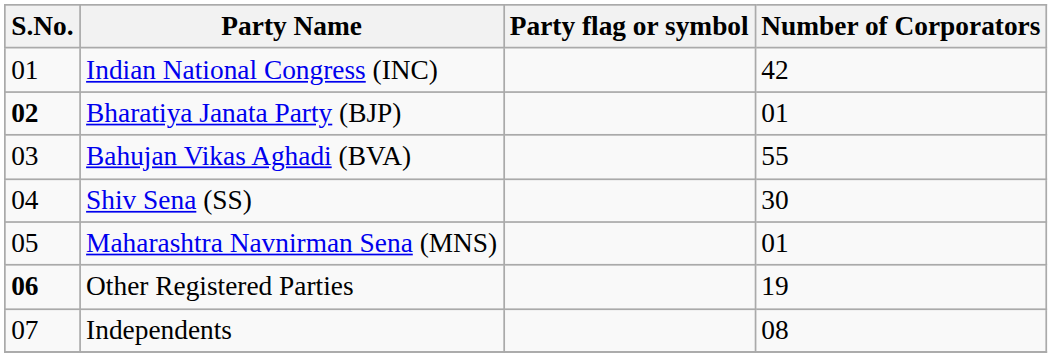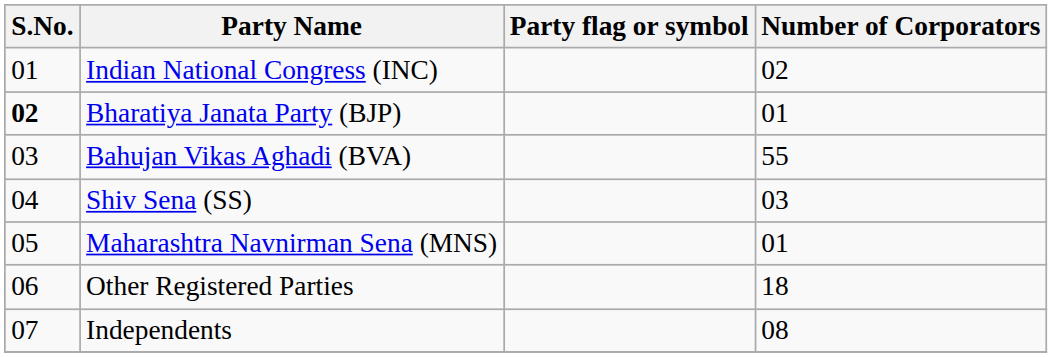(775, 69) 42 -> (775, 69) 02
(775, 199) 30 -> (775, 199) 03
(25, 286) bold -> (25, 286) normal
(775, 286) 19 -> (775, 286) 18
